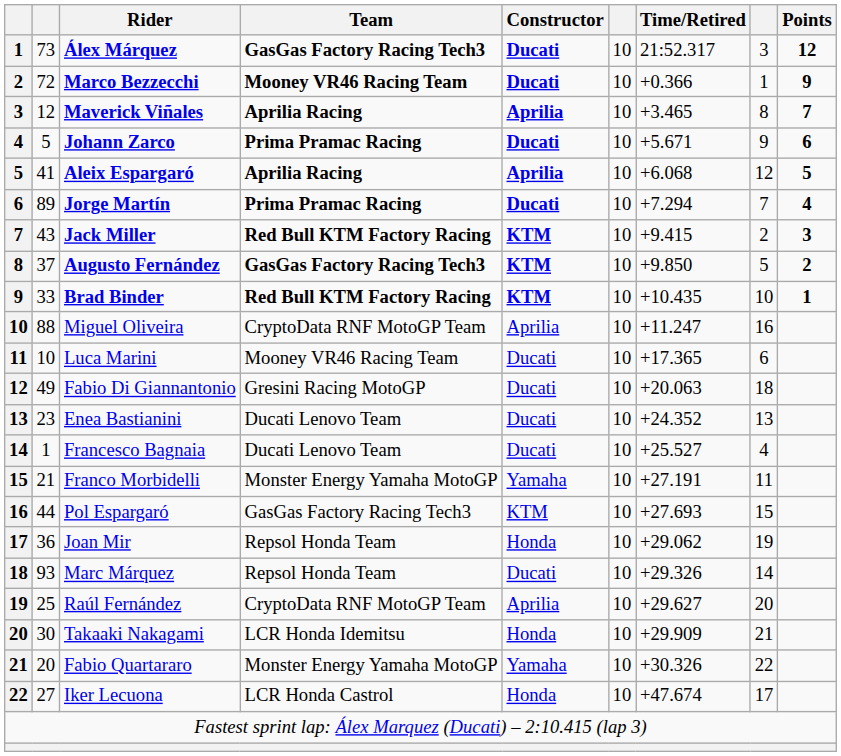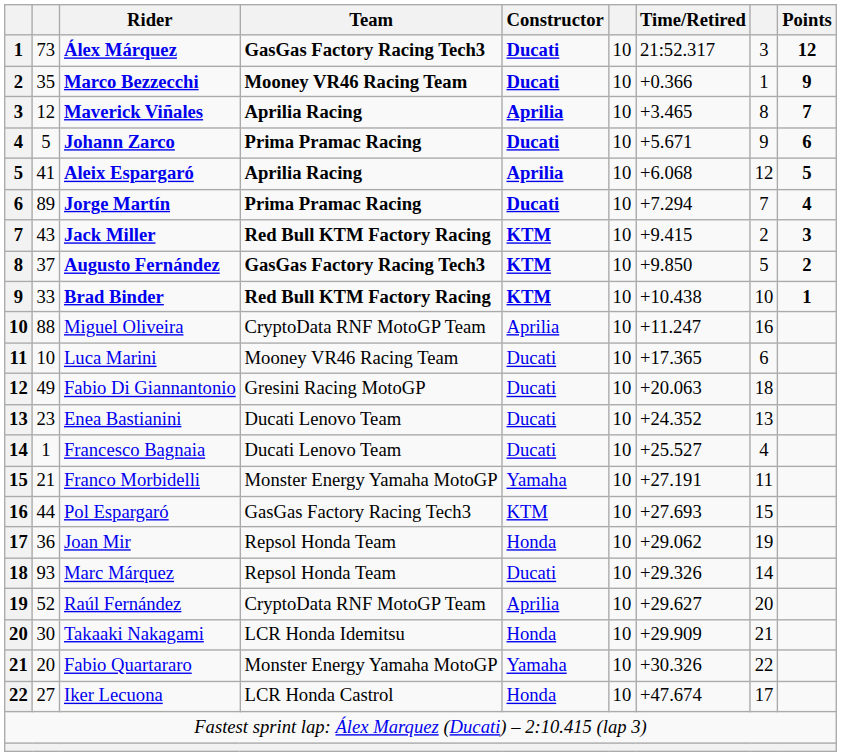(46, 80) 72 -> (46, 80) 35
(671, 296) +10.435 -> (671, 296) +10.438
(46, 603) 25 -> (46, 603) 52
